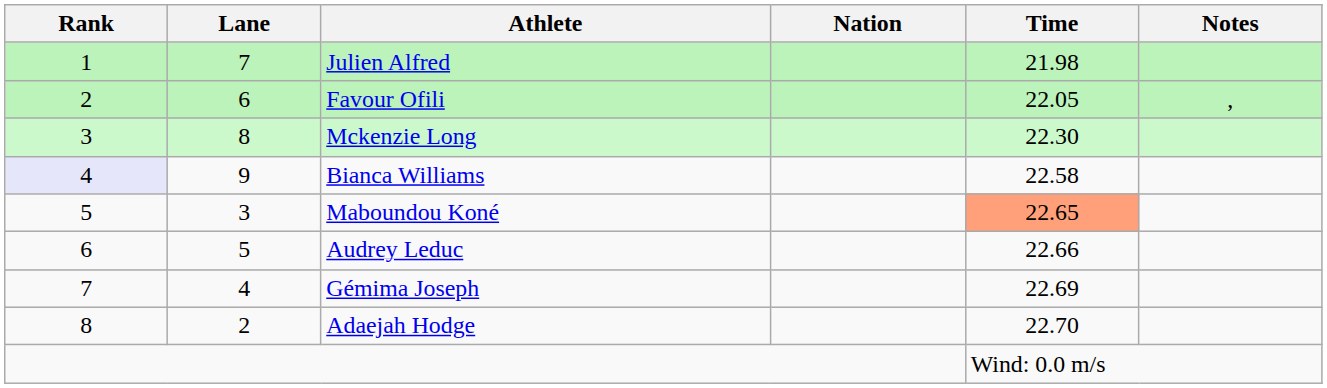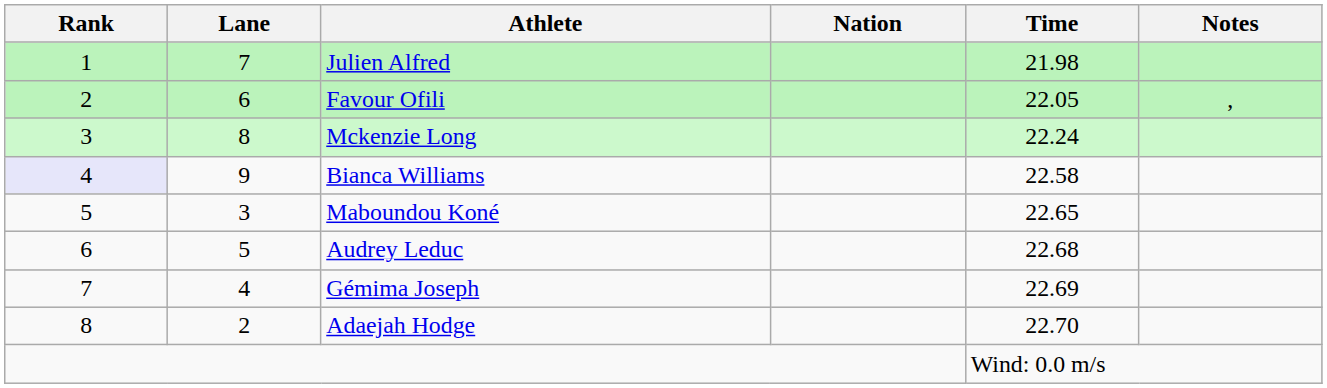(1052, 136) 22.30 -> (1052, 136) 22.24
(1052, 212) lightsalmon background -> (1052, 212) no background
(1052, 250) 22.66 -> (1052, 250) 22.68
